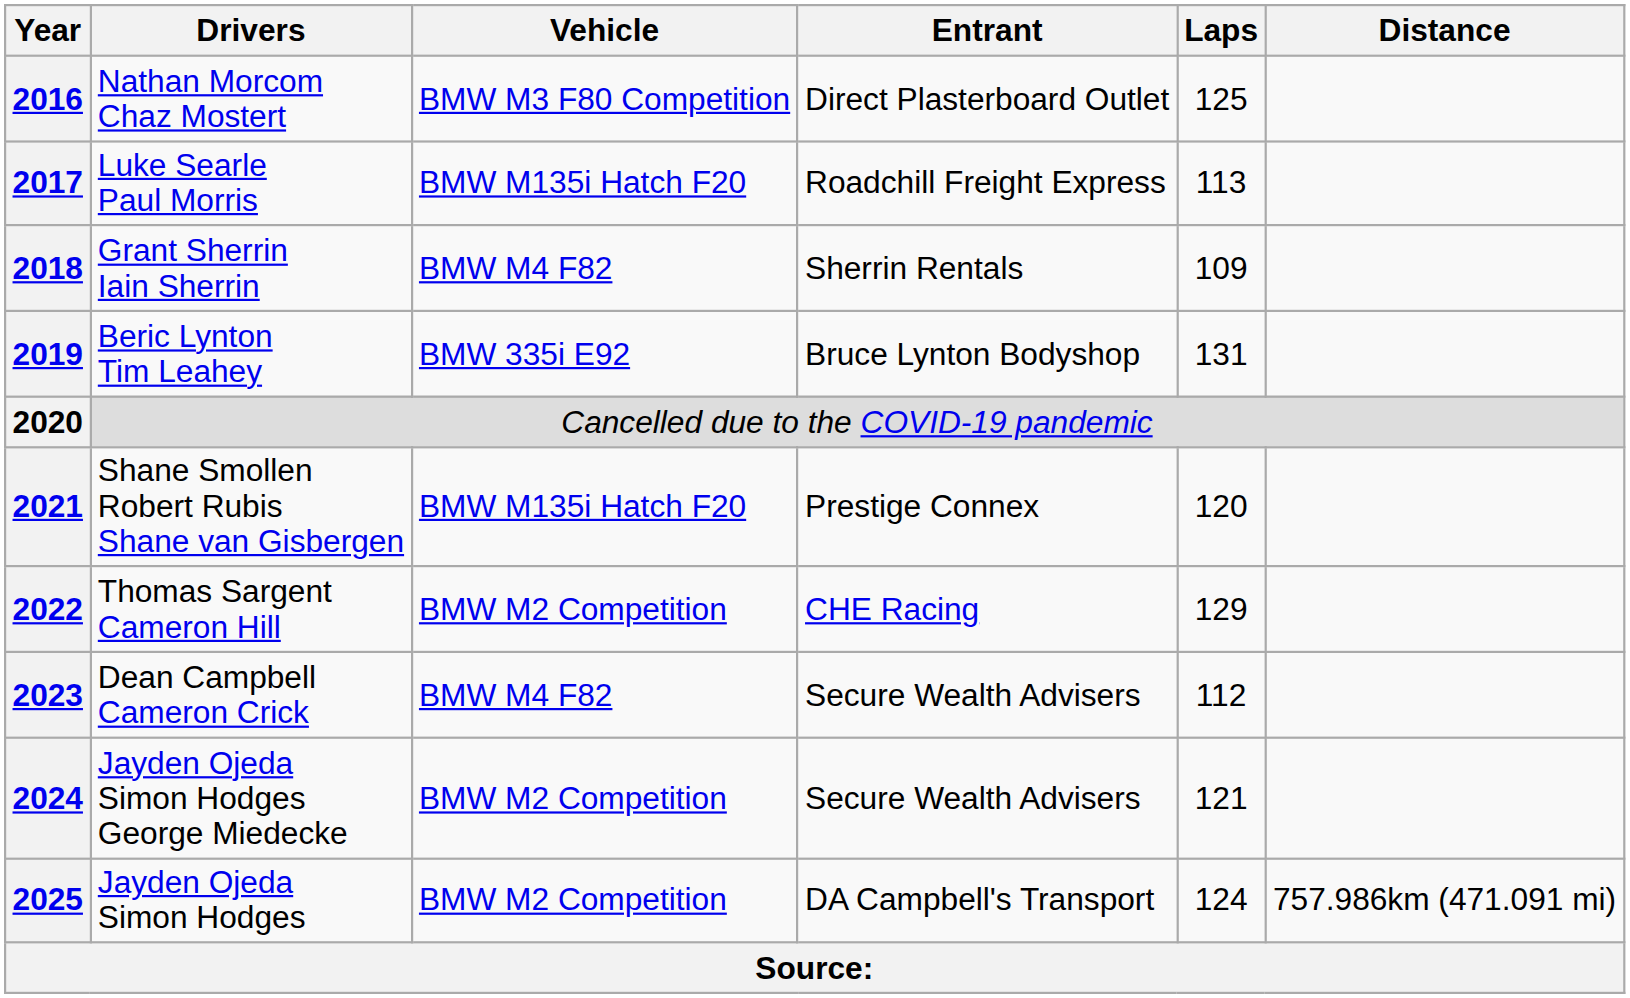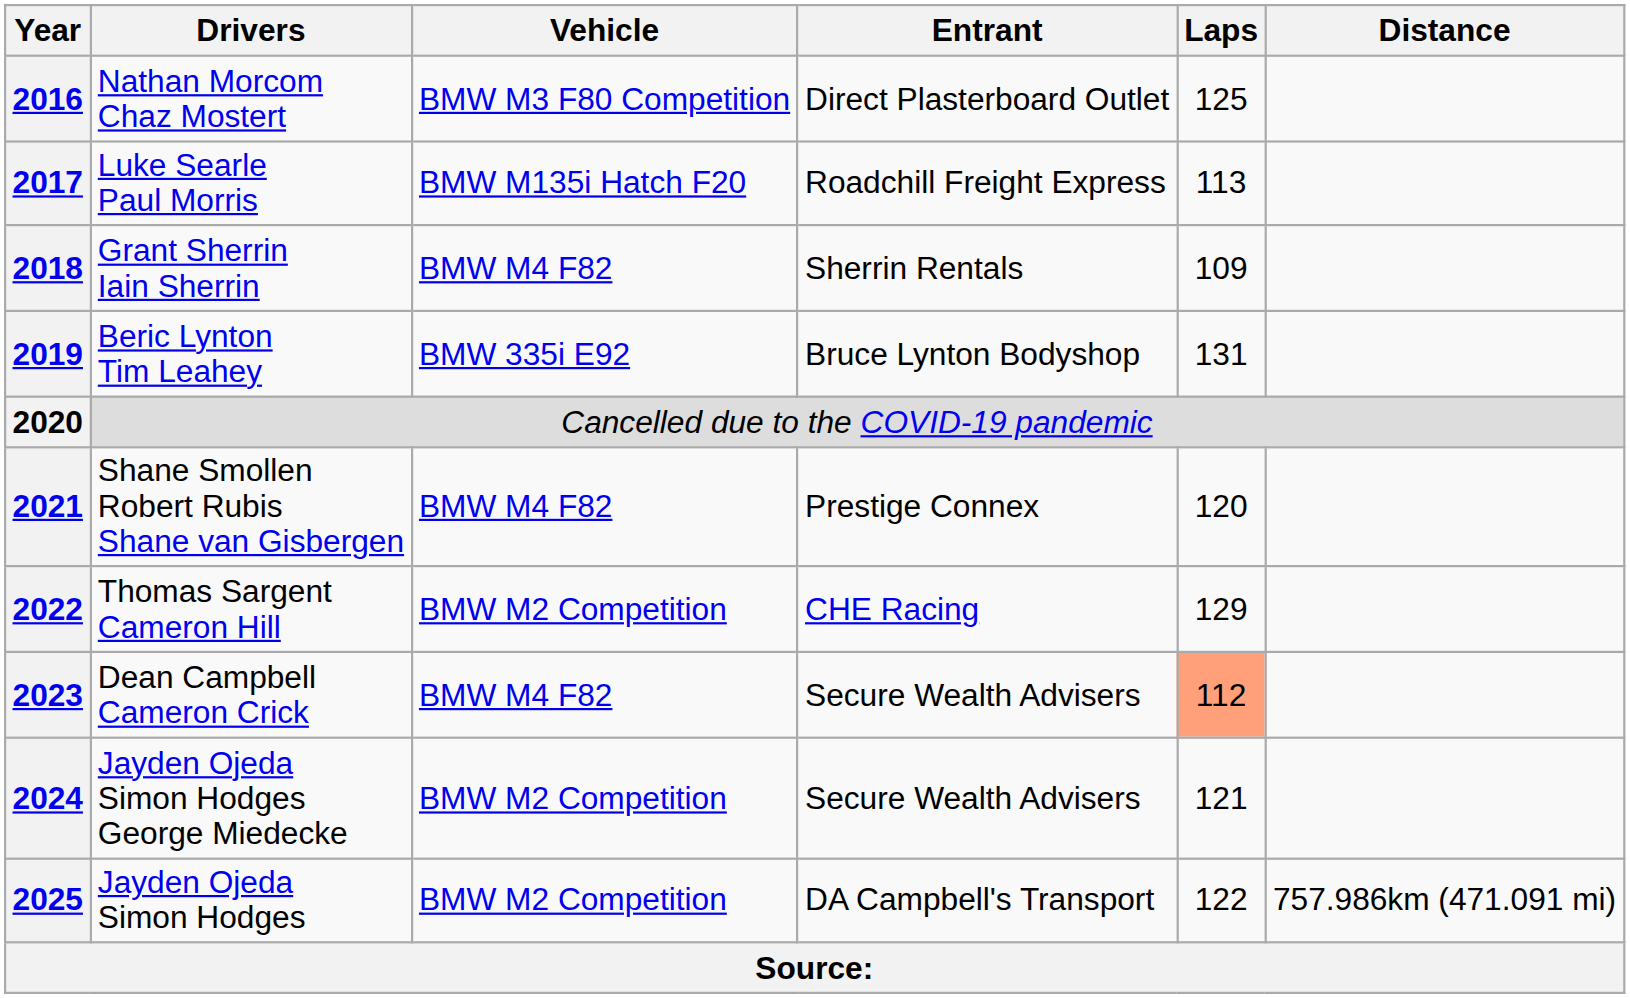(583, 507) BMW M135i Hatch F20 -> (516, 507) BMW M4 F82
(1221, 695) no background -> (1221, 695) lightsalmon background
(1221, 901) 124 -> (1221, 901) 122
